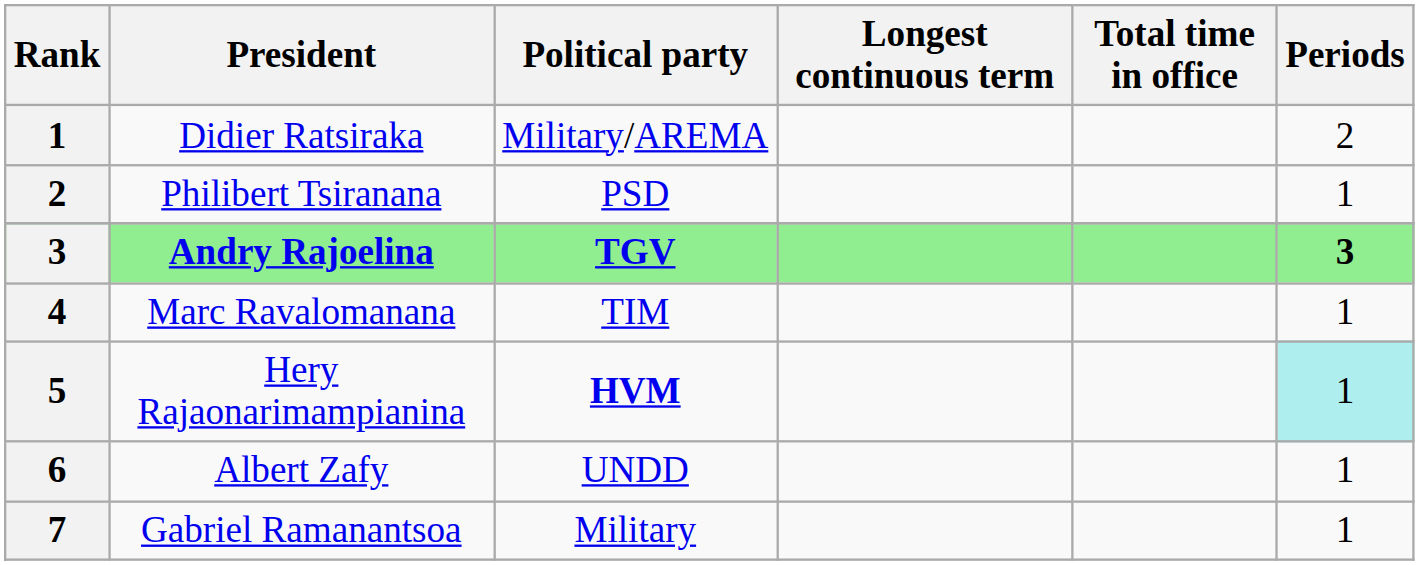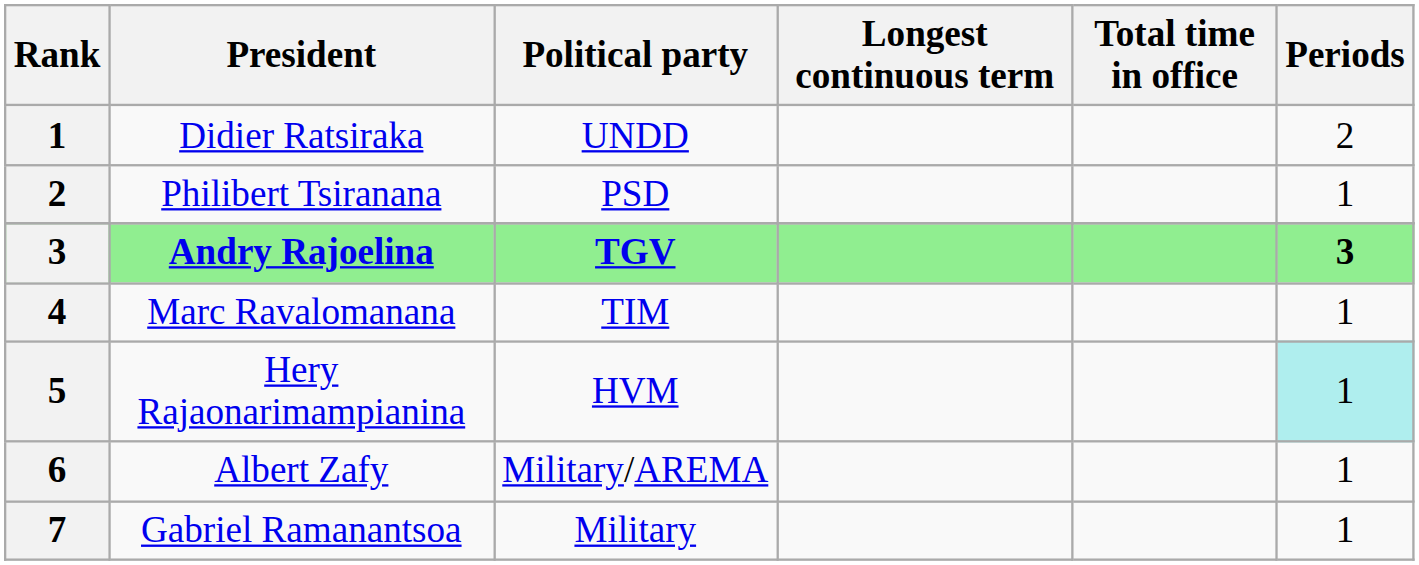(635, 134) Military/AREMA -> (635, 134) UNDD
(635, 390) bold -> (635, 390) normal
(635, 470) UNDD -> (635, 470) Military/AREMA
